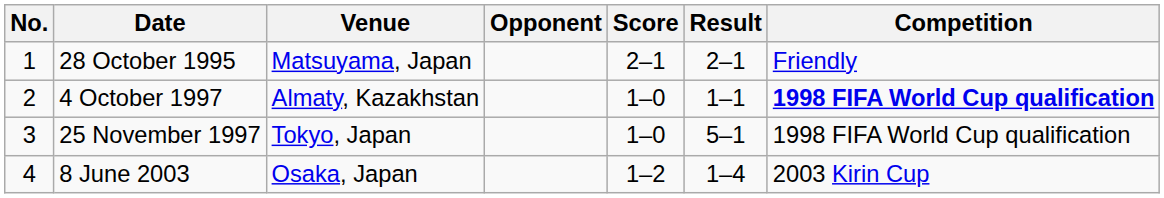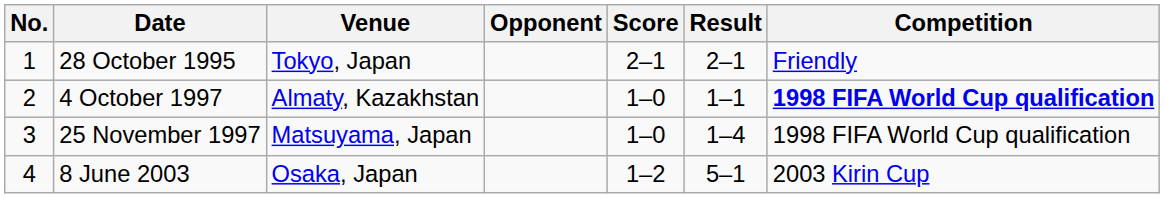(372, 60) Matsuyama, Japan -> (341, 60) Tokyo, Japan
(341, 135) Tokyo, Japan -> (372, 135) Matsuyama, Japan
(726, 135) 5–1 -> (726, 135) 1–4
(726, 173) 1–4 -> (726, 173) 5–1
